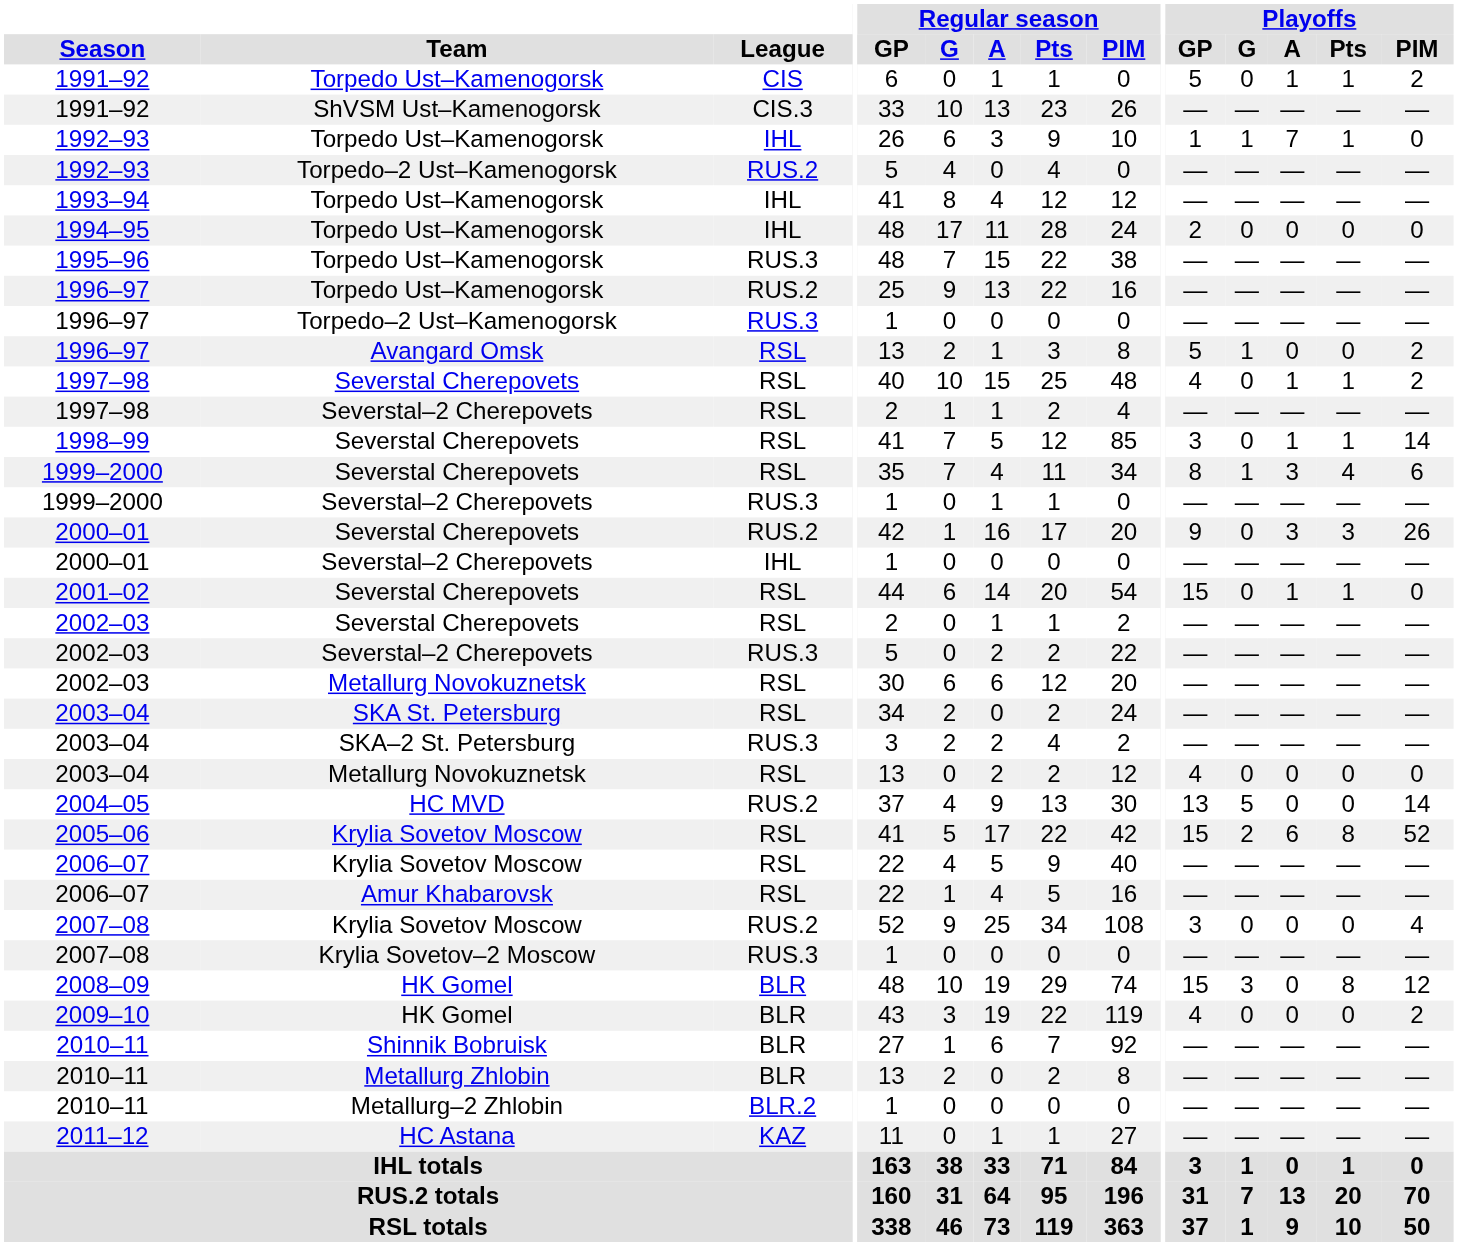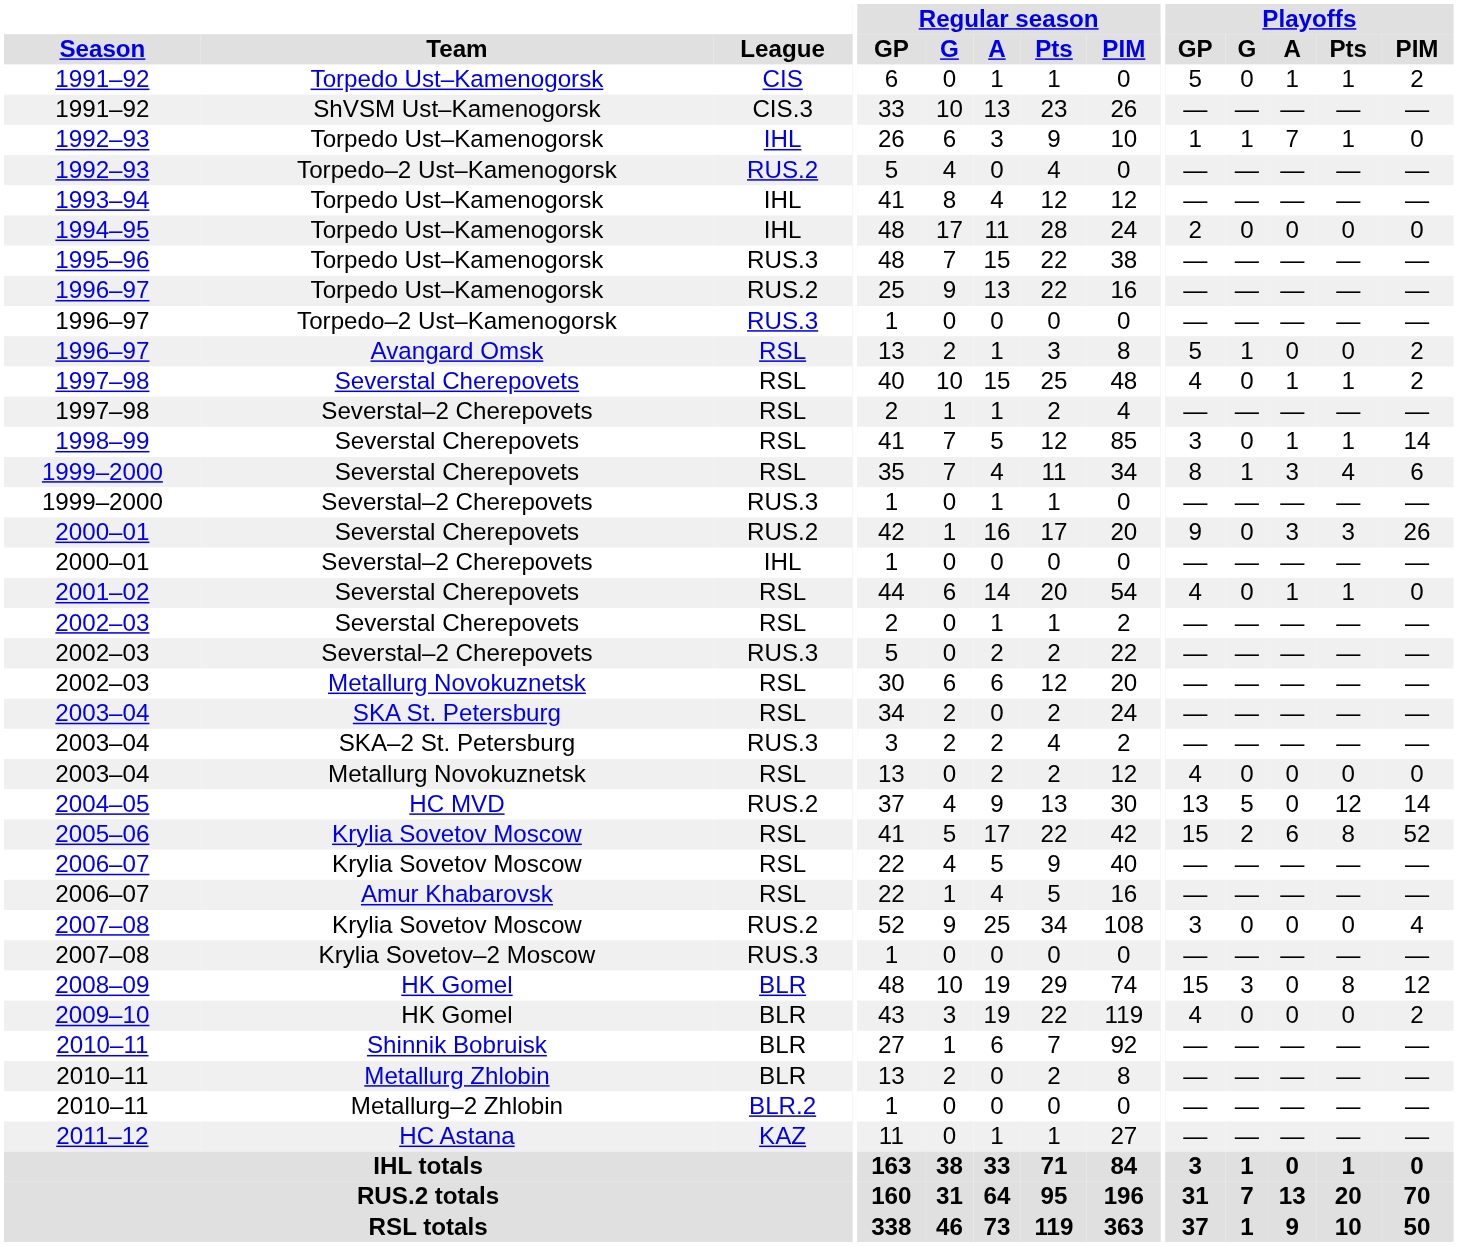(1195, 592) 15 -> (1195, 592) 4
(1348, 804) 0 -> (1348, 804) 12
